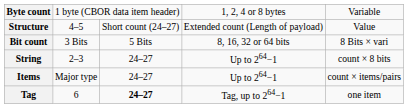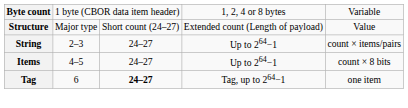(76, 27) 4–5 -> (76, 27) Major type
- row: (29, 42)
(364, 59) count × 8 bits -> (364, 43) count × items/pairs
(76, 76) Major type -> (76, 61) 4–5
(364, 76) count × items/pairs -> (364, 61) count × 8 bits
